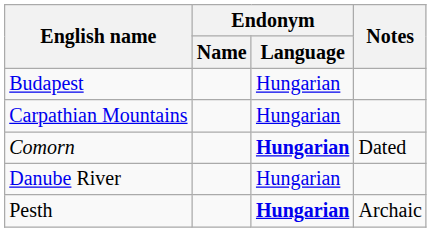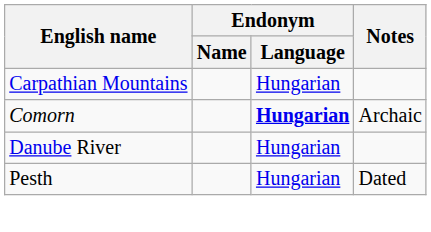- row: (46, 83)
(382, 147) Dated -> (390, 115) Archaic
(303, 210) bold -> (298, 178) normal
(390, 210) Archaic -> (382, 178) Dated
